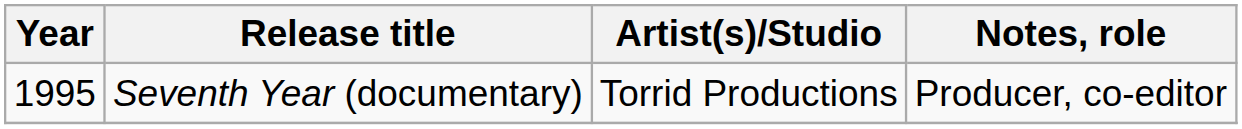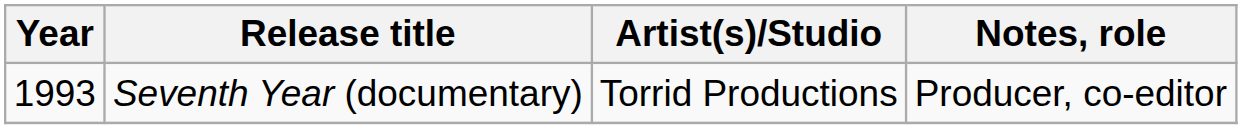(55, 92) 1995 -> (55, 92) 1993
